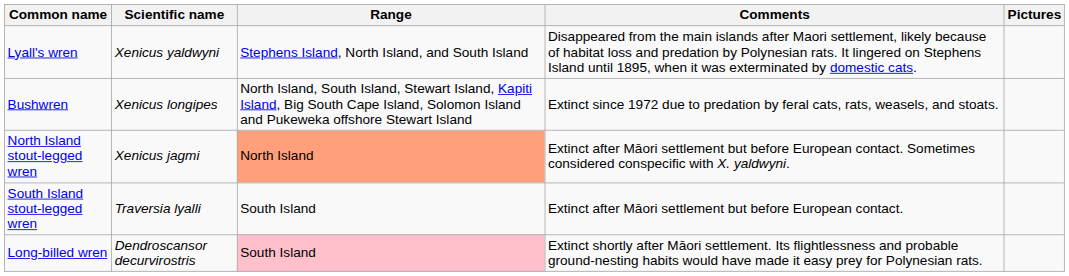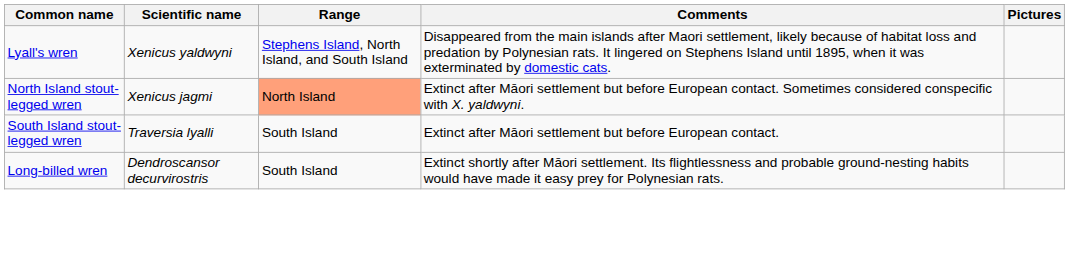- row: (38, 104)
(278, 253) pink background -> (300, 170) no background
